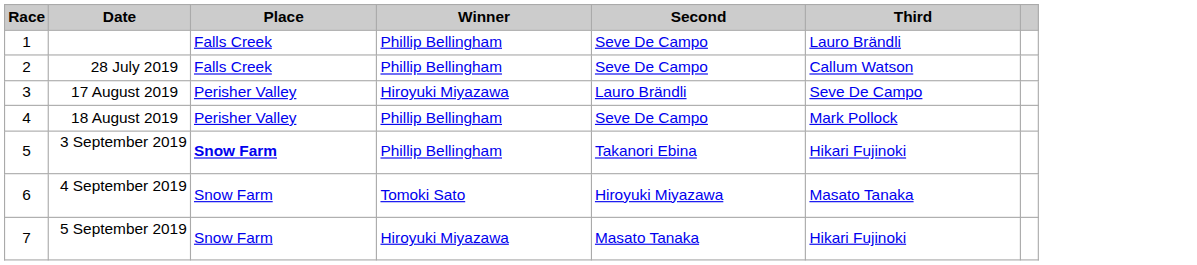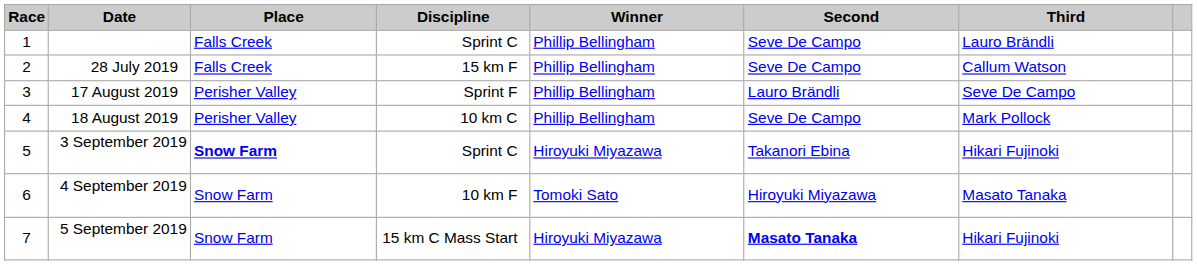+ column: (453, 16)
(445, 92) Hiroyuki Miyazawa -> (594, 92) Phillip Bellingham
(441, 151) Phillip Bellingham -> (598, 151) Hiroyuki Miyazawa
(647, 238) normal -> (802, 238) bold
